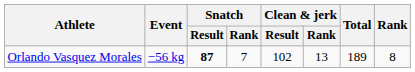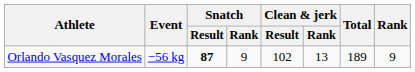(244, 57) 7 -> (244, 57) 9
(392, 57) 8 -> (392, 57) 9
